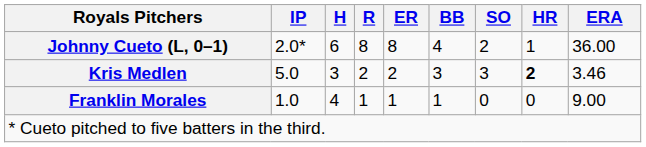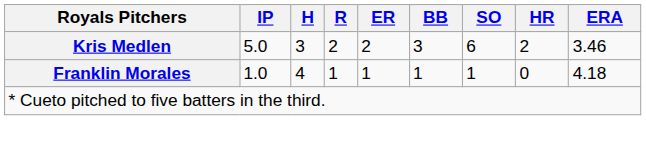- row: (138, 45)
(484, 73) 3 -> (471, 45) 6
(530, 73) bold -> (524, 45) normal
(484, 100) 0 -> (471, 73) 1
(589, 100) 9.00 -> (590, 73) 4.18
